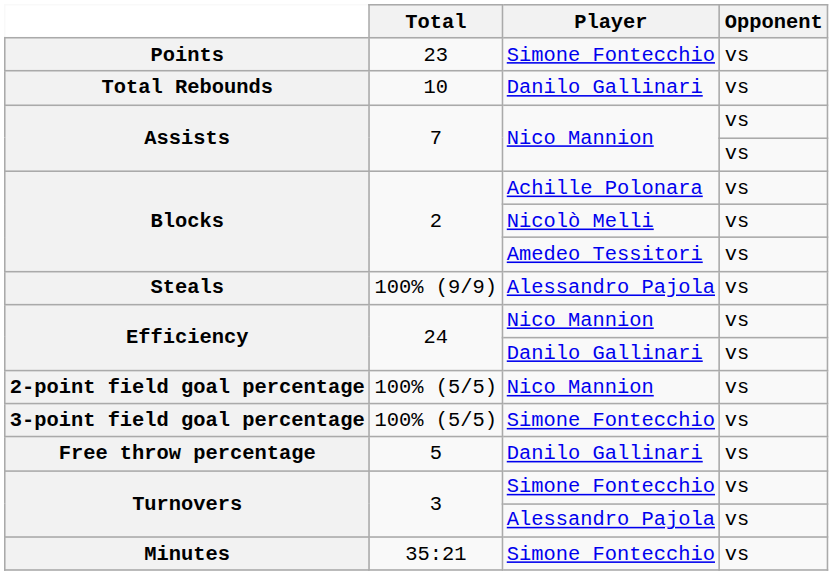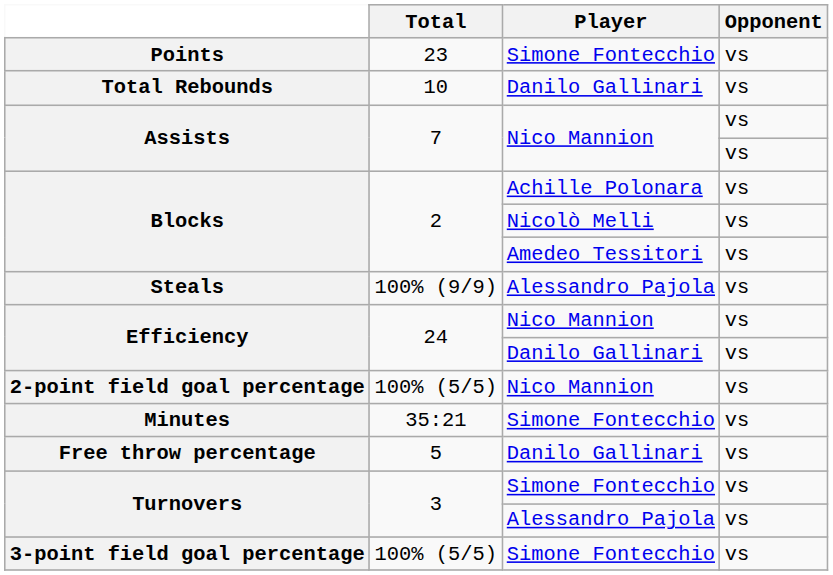rows swapped: (187, 421) <-> (187, 554)
